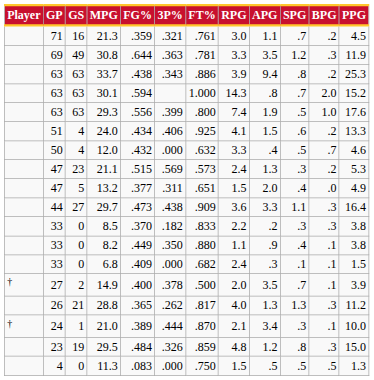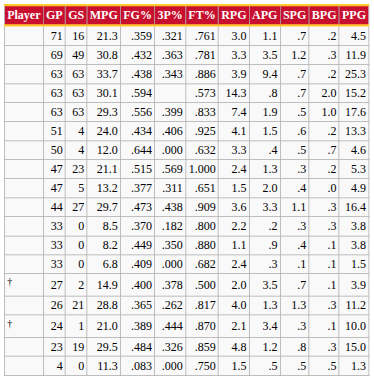(141, 55) .644 -> (141, 55) .432
(302, 74) .8 -> (302, 74) .7
(202, 93) 1.000 -> (205, 93) .573
(205, 112) .800 -> (205, 112) .833
(141, 150) .432 -> (141, 150) .644
(205, 169) .573 -> (202, 169) 1.000
(205, 226) .833 -> (205, 226) .800
